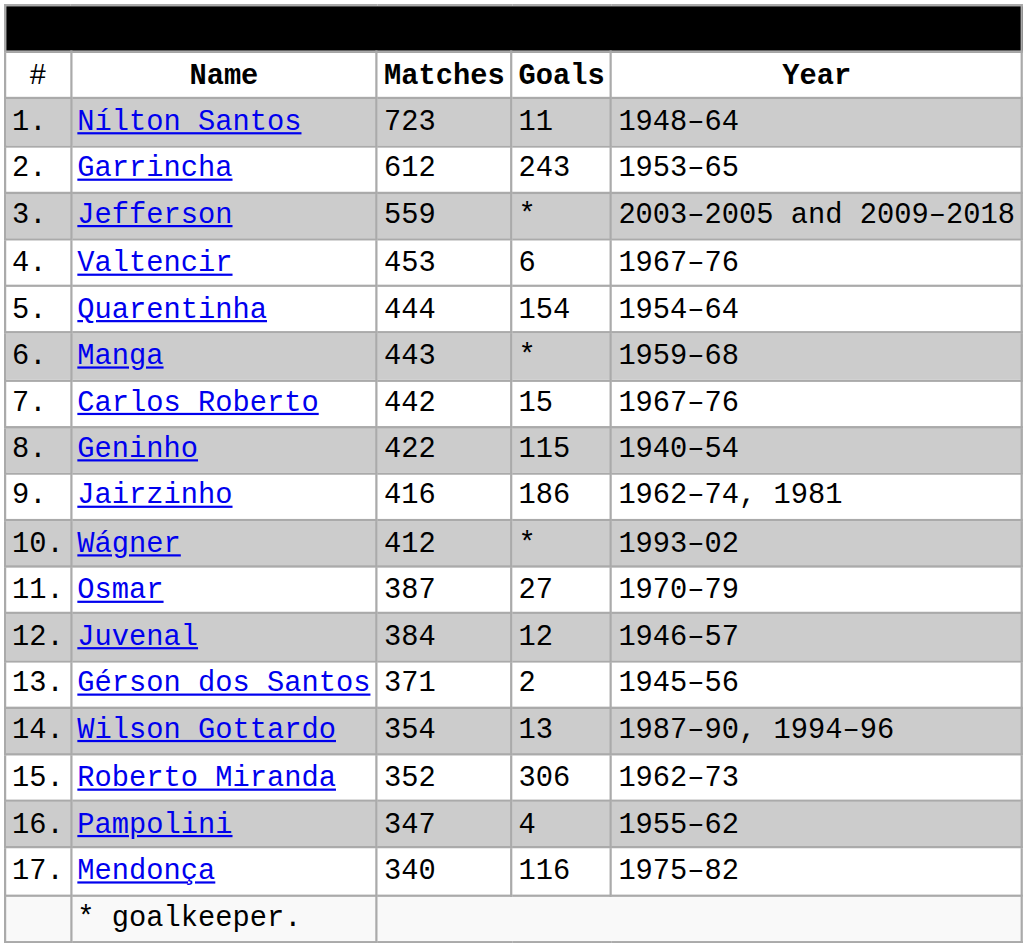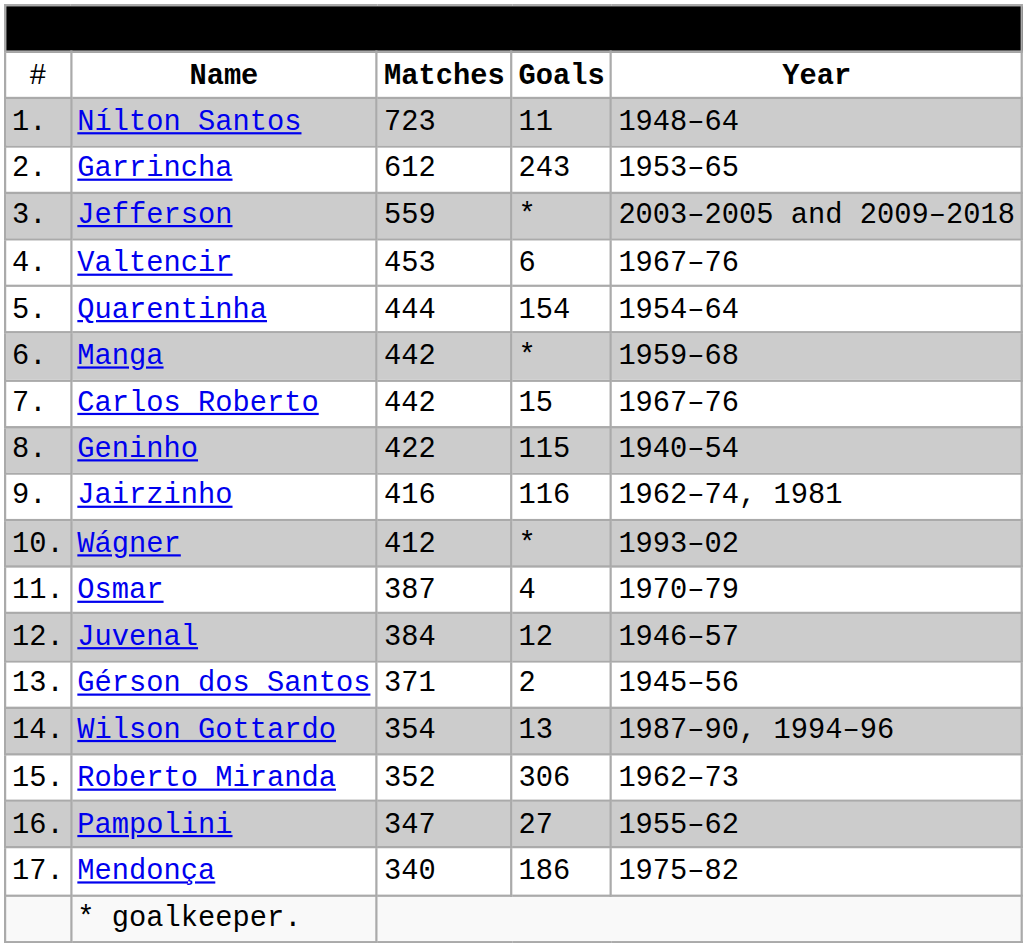(410, 356) 443 -> (410, 356) 442
(544, 497) 186 -> (544, 497) 116
(536, 590) 27 -> (527, 590) 4
(527, 825) 4 -> (536, 825) 27
(544, 871) 116 -> (544, 871) 186
